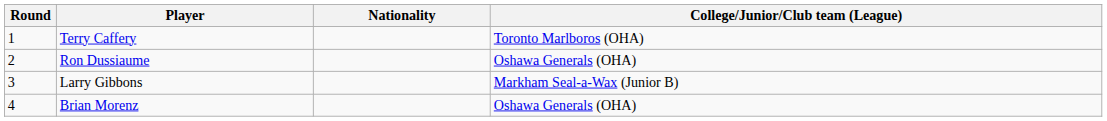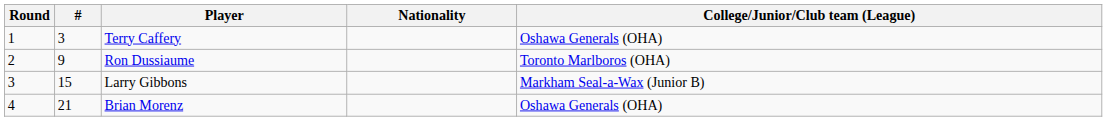+ column: (78, 15)
(569, 37) Toronto Marlboros (OHA) -> (591, 37) Oshawa Generals (OHA)
(565, 60) Oshawa Generals (OHA) -> (595, 60) Toronto Marlboros (OHA)
